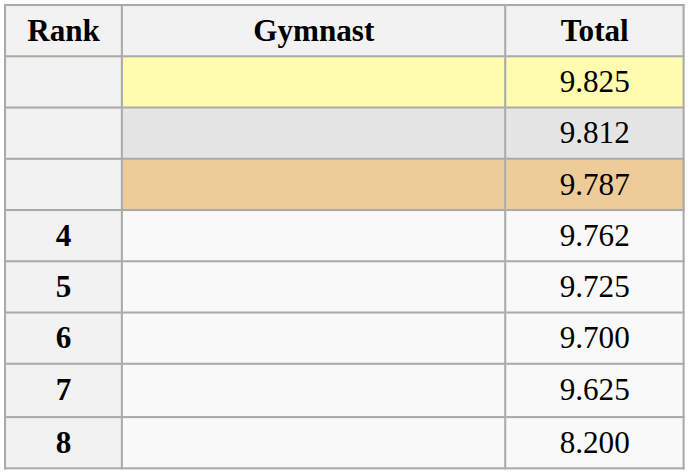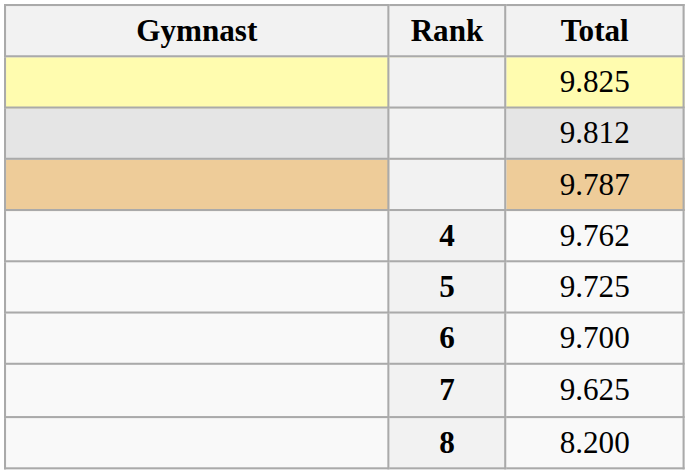columns swapped: (64, 30) <-> (314, 30)
